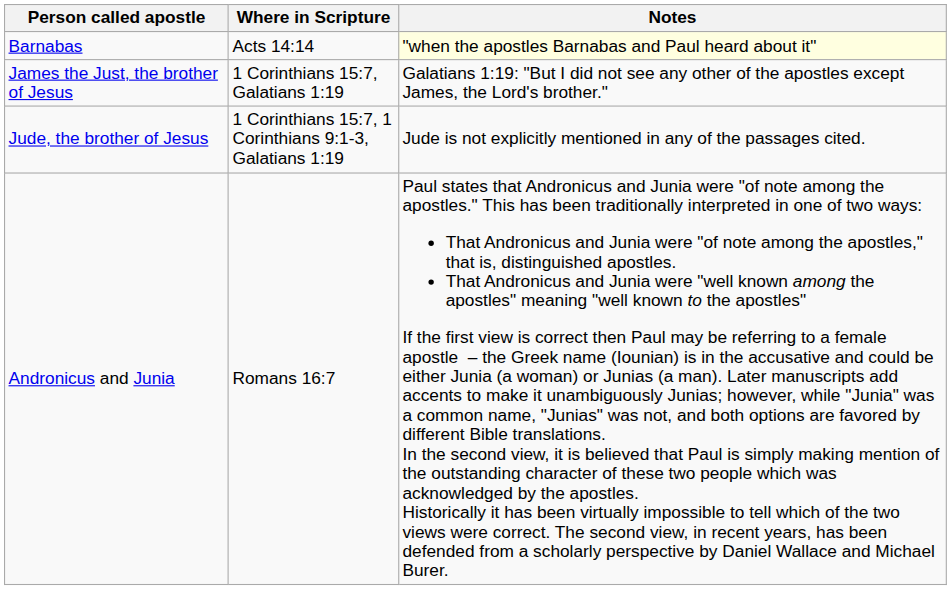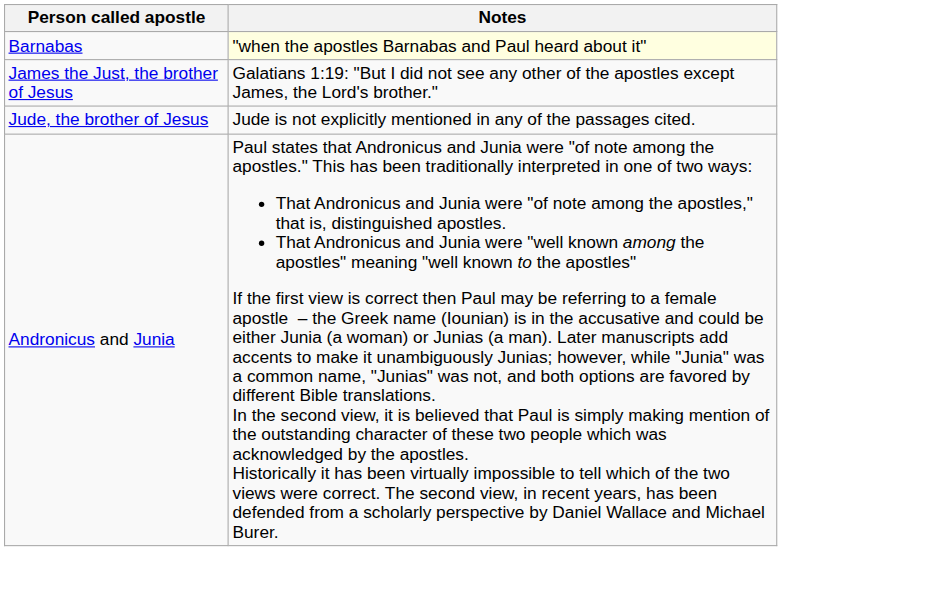- column: (313, 18)
